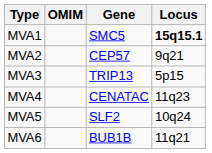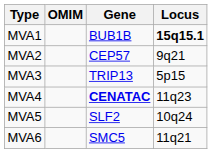(107, 35) SMC5 -> (110, 35) BUB1B
(119, 96) normal -> (120, 96) bold
(110, 138) BUB1B -> (107, 138) SMC5
